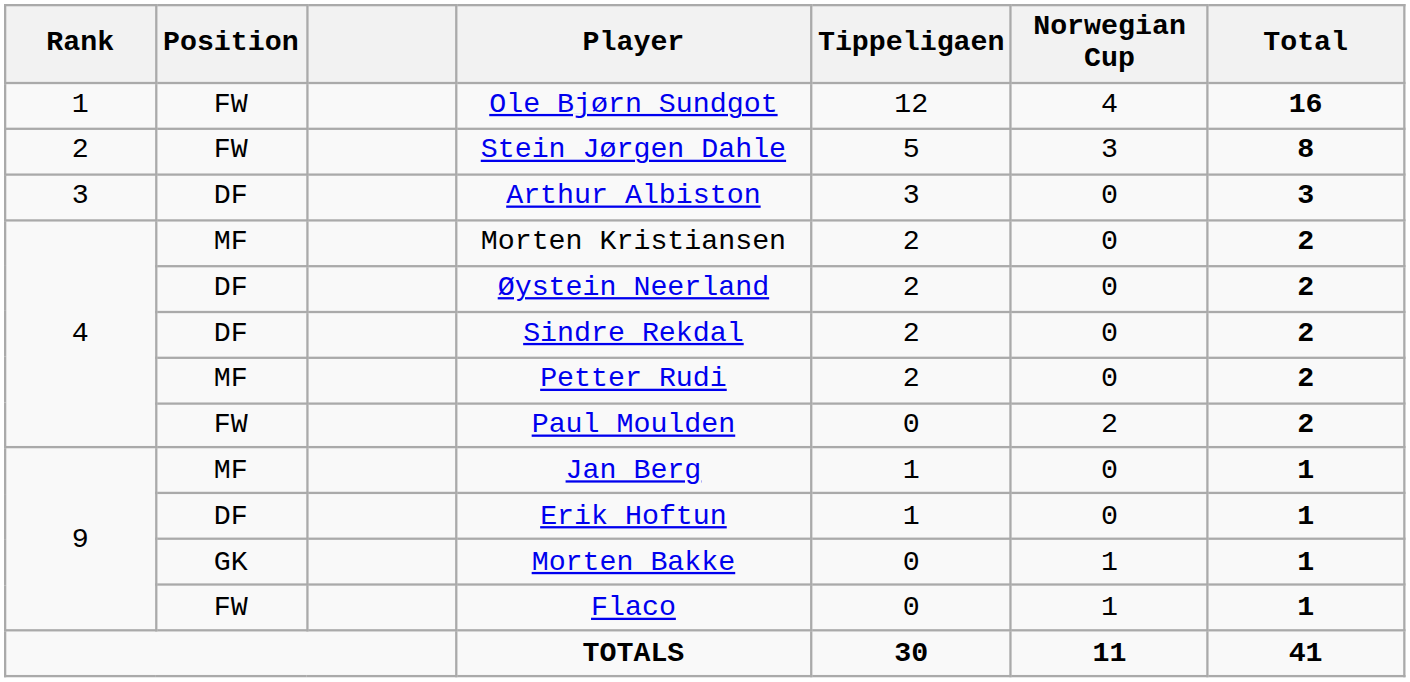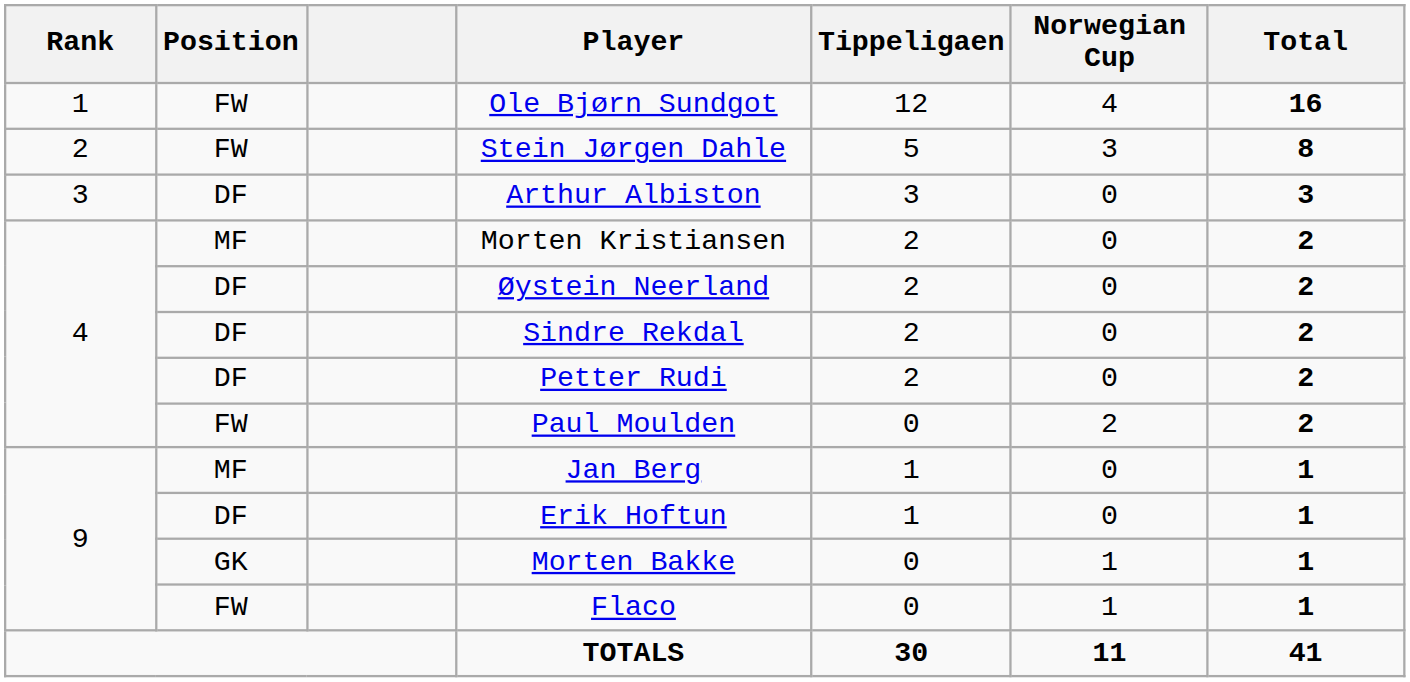(231, 380) MF -> (231, 380) DF
